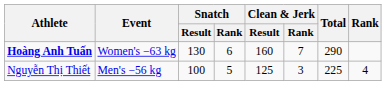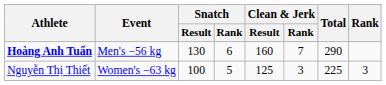(137, 51) Women's −63 kg -> (129, 51) Men's −56 kg
(129, 71) Men's −56 kg -> (137, 71) Women's −63 kg
(365, 71) 4 -> (365, 71) 3
